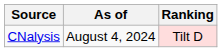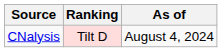columns swapped: (188, 15) <-> (111, 15)
